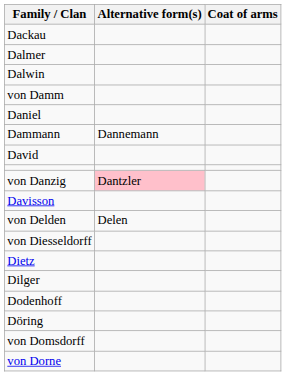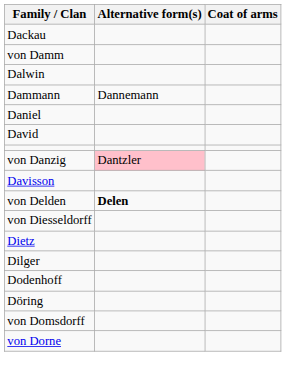- row: (26, 54)
rows swapped: (26, 74) <-> (36, 94)
rows swapped: (34, 134) <-> (24, 114)
(113, 220) normal -> (113, 200) bold
